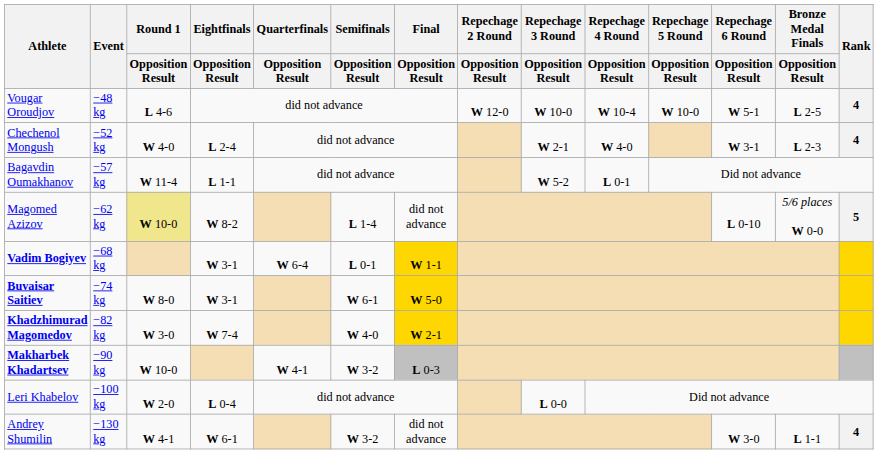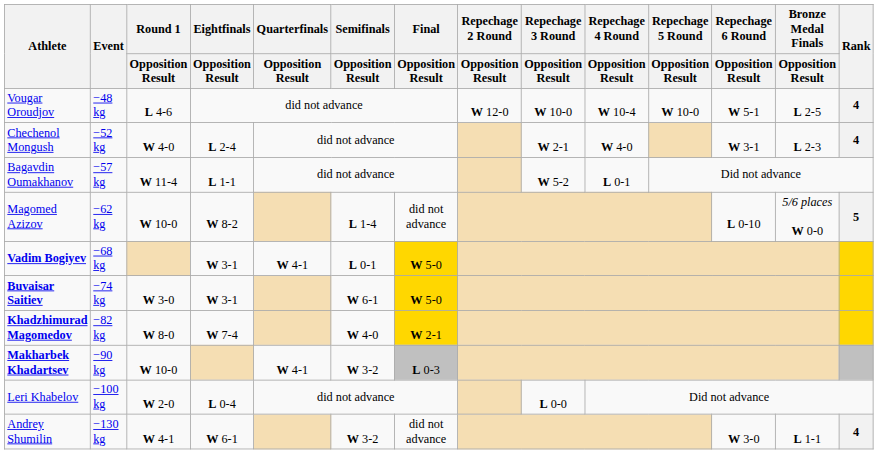(158, 224) khaki background -> (158, 224) no background
(292, 266) W 6-4 -> (292, 266) W 4-1
(426, 266) W 1-1 -> (426, 266) W 5-0
(158, 300) W 8-0 -> (158, 300) W 3-0
(158, 335) W 3-0 -> (158, 335) W 8-0
